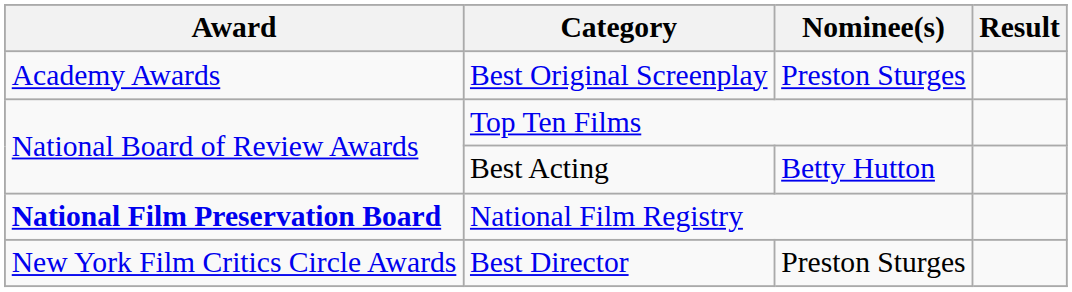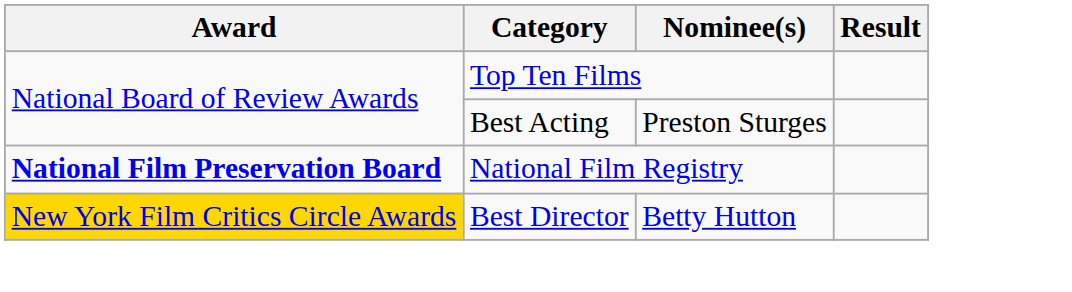- row: (619, 74)
(858, 168) Betty Hutton -> (734, 121) Preston Sturges
(234, 262) no background -> (234, 215) gold background
(873, 262) Preston Sturges -> (719, 215) Betty Hutton
